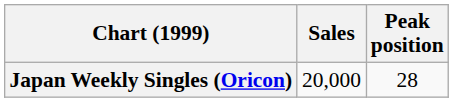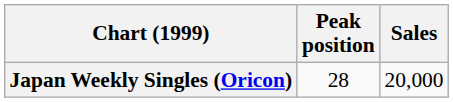columns swapped: (407, 33) <-> (331, 33)
